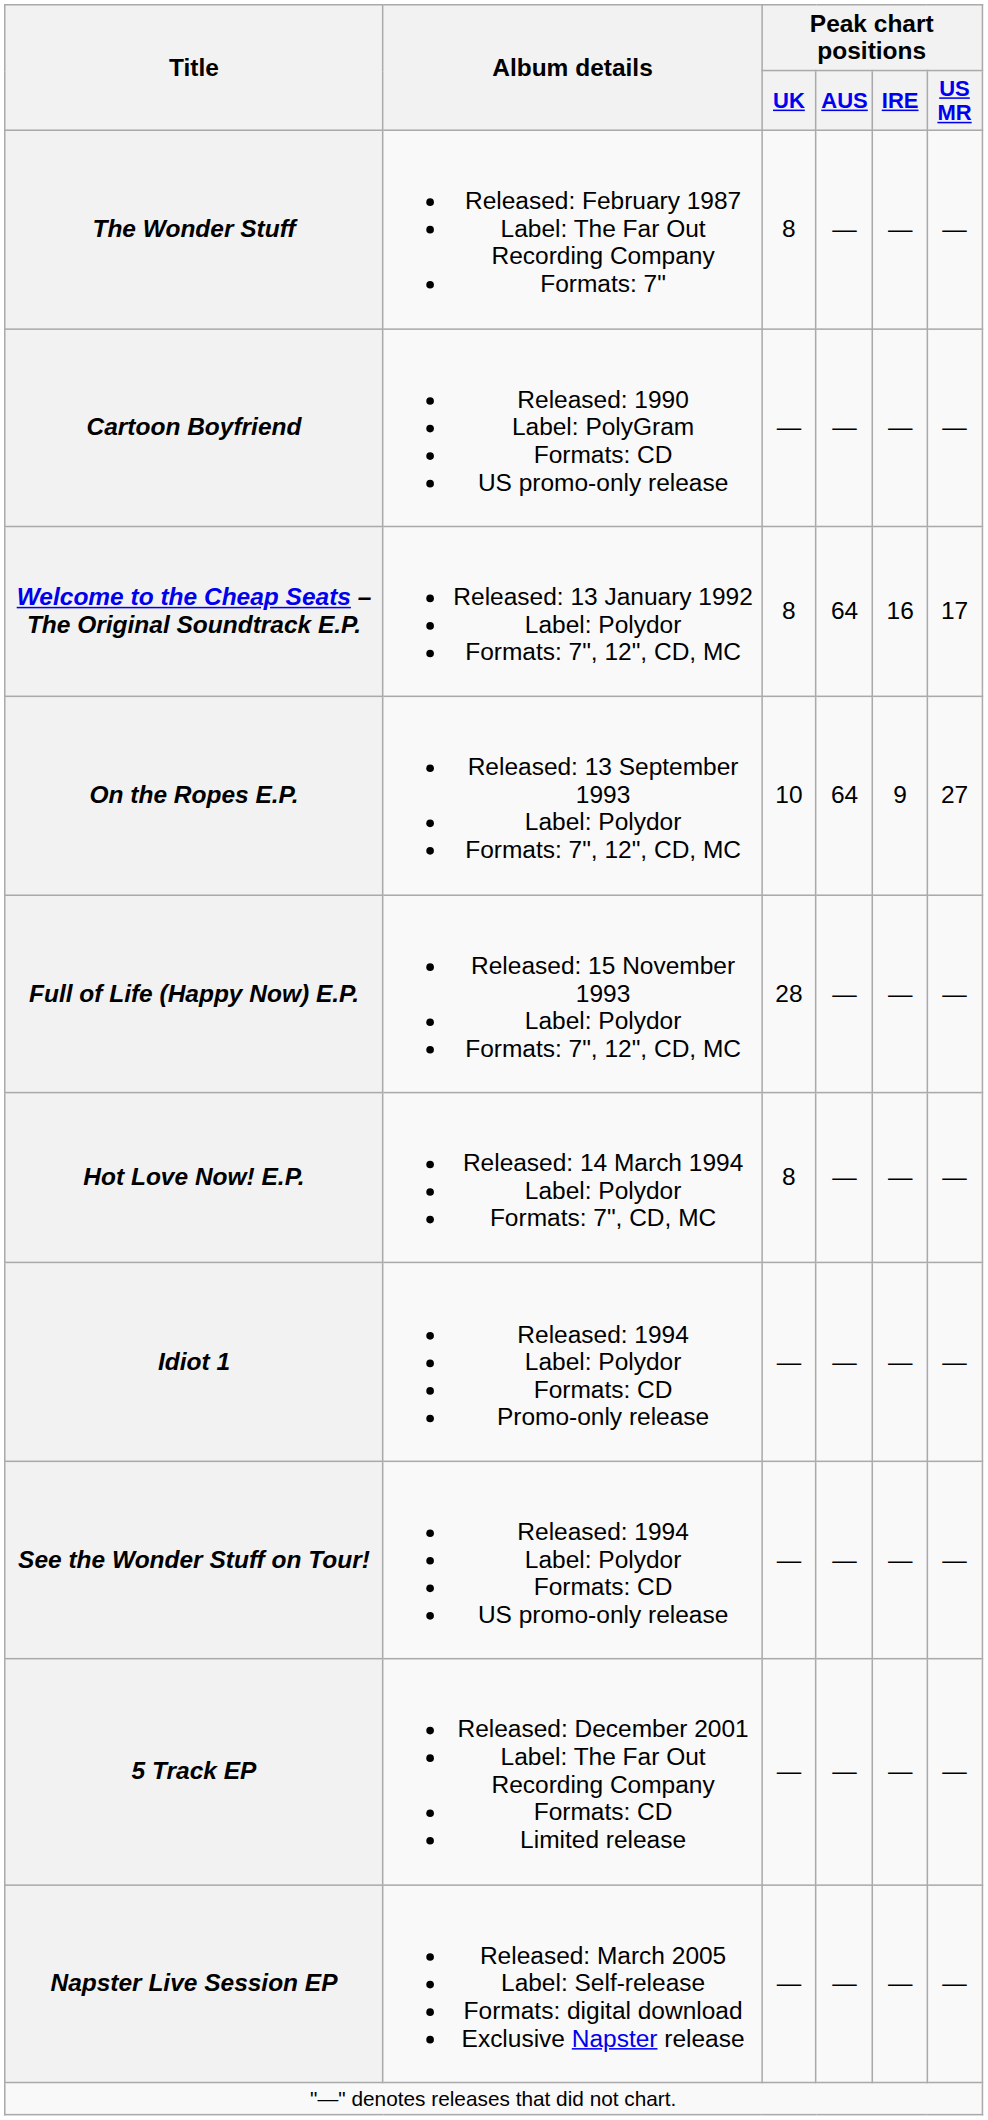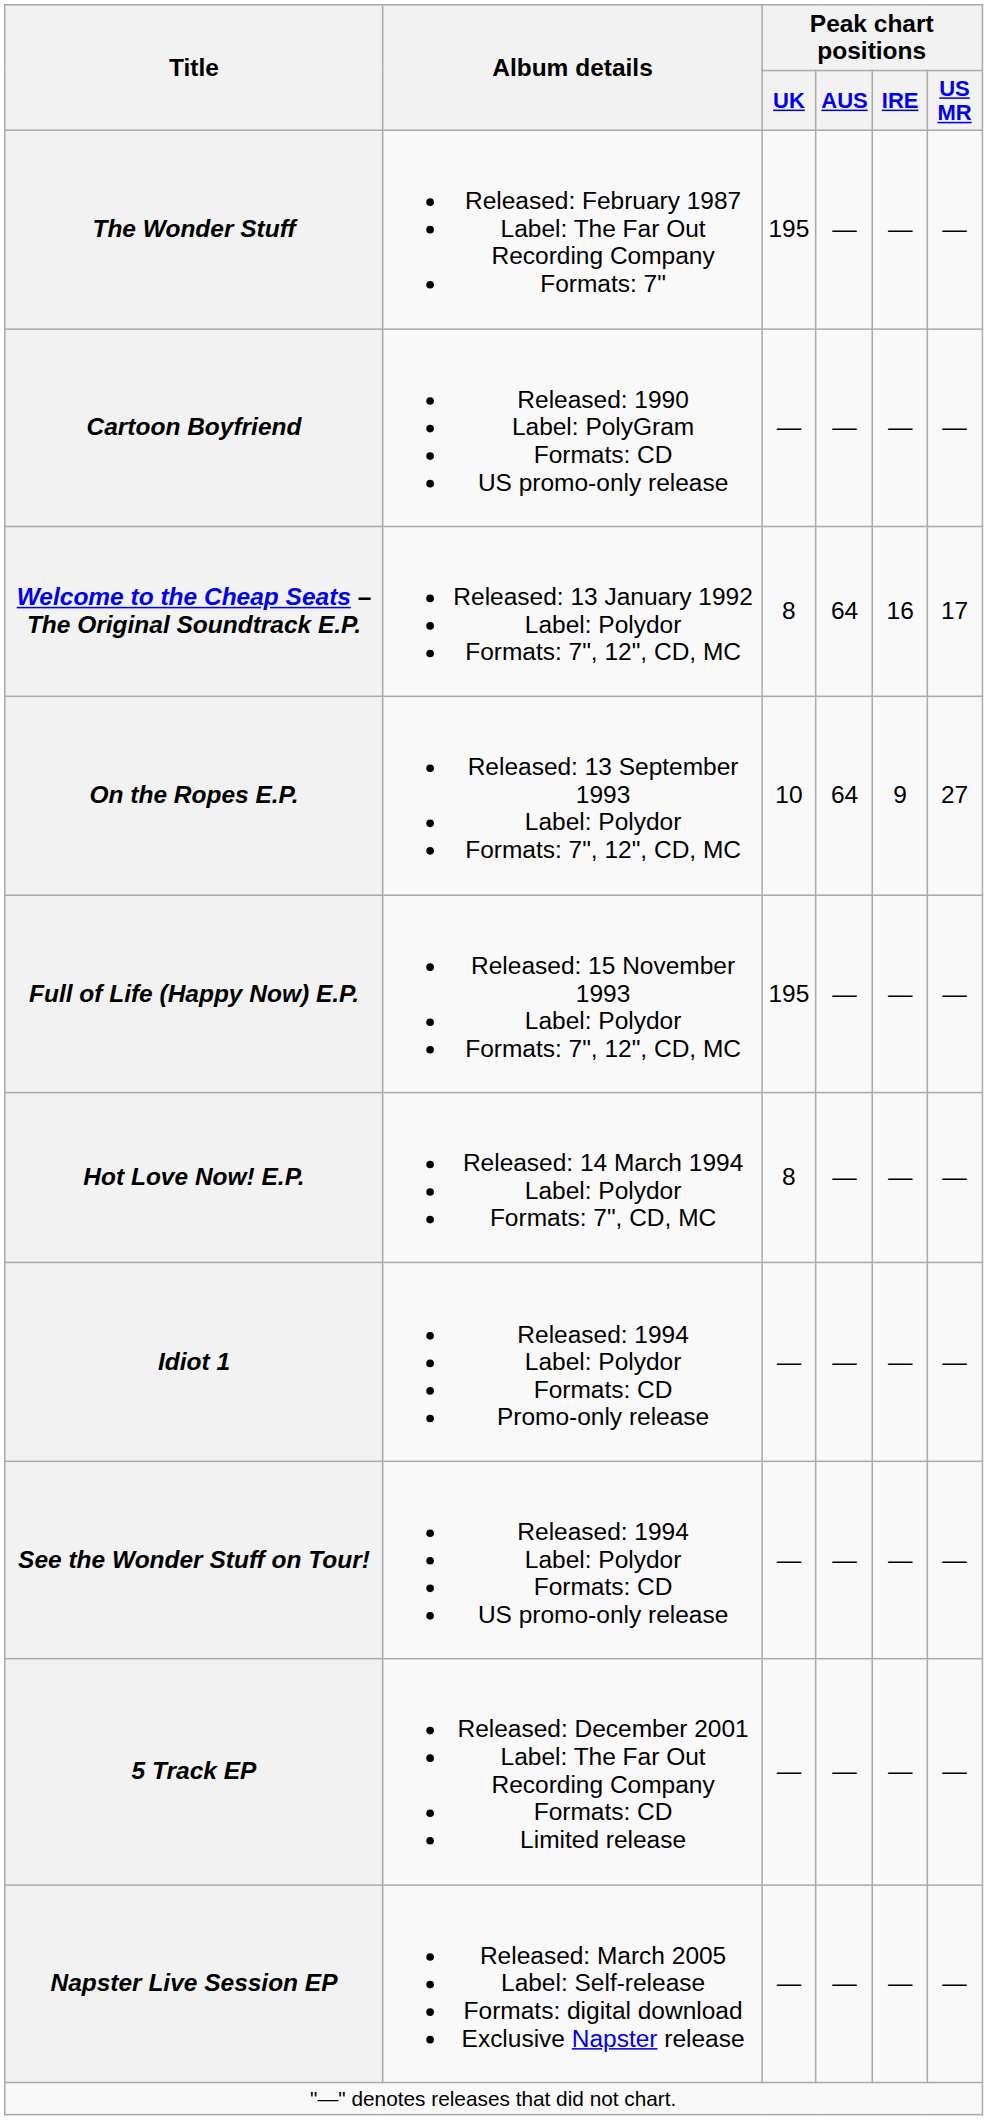(789, 229) 8 -> (789, 229) 195
(789, 993) 28 -> (789, 993) 195
